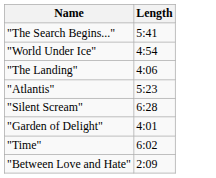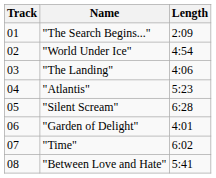+ column: (22, 13)
(147, 32) 5:41 -> (182, 32) 2:09
(147, 164) 2:09 -> (182, 164) 5:41
